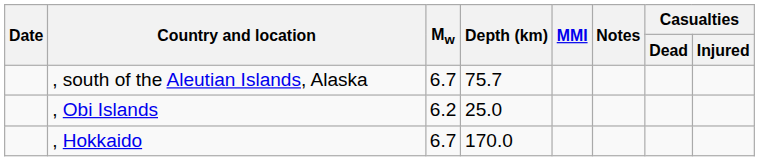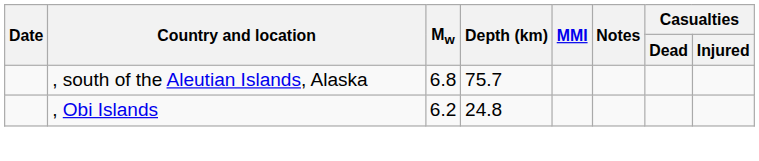(443, 79) 6.7 -> (443, 79) 6.8
(484, 110) 25.0 -> (484, 110) 24.8
- row: (97, 140)
